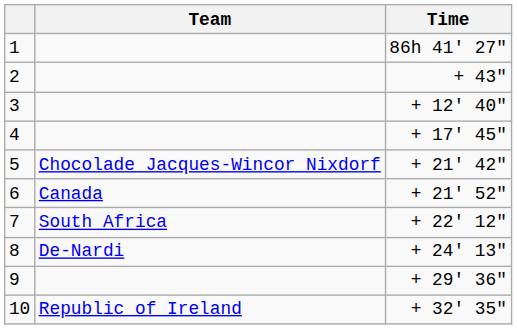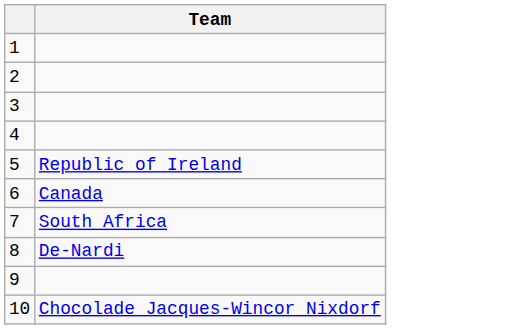- column: (448, 19)
(210, 164) Chocolade Jacques-Wincor Nixdorf -> (140, 164) Republic of Ireland
(140, 309) Republic of Ireland -> (210, 309) Chocolade Jacques-Wincor Nixdorf
